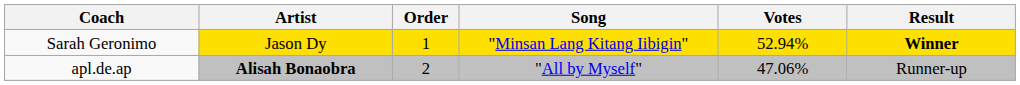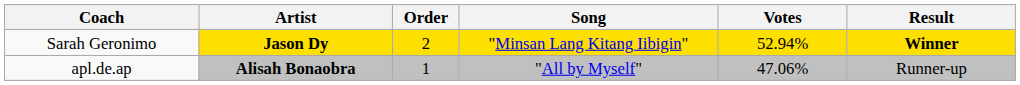(296, 43) normal -> (296, 43) bold
(426, 43) 1 -> (426, 43) 2
(426, 68) 2 -> (426, 68) 1
